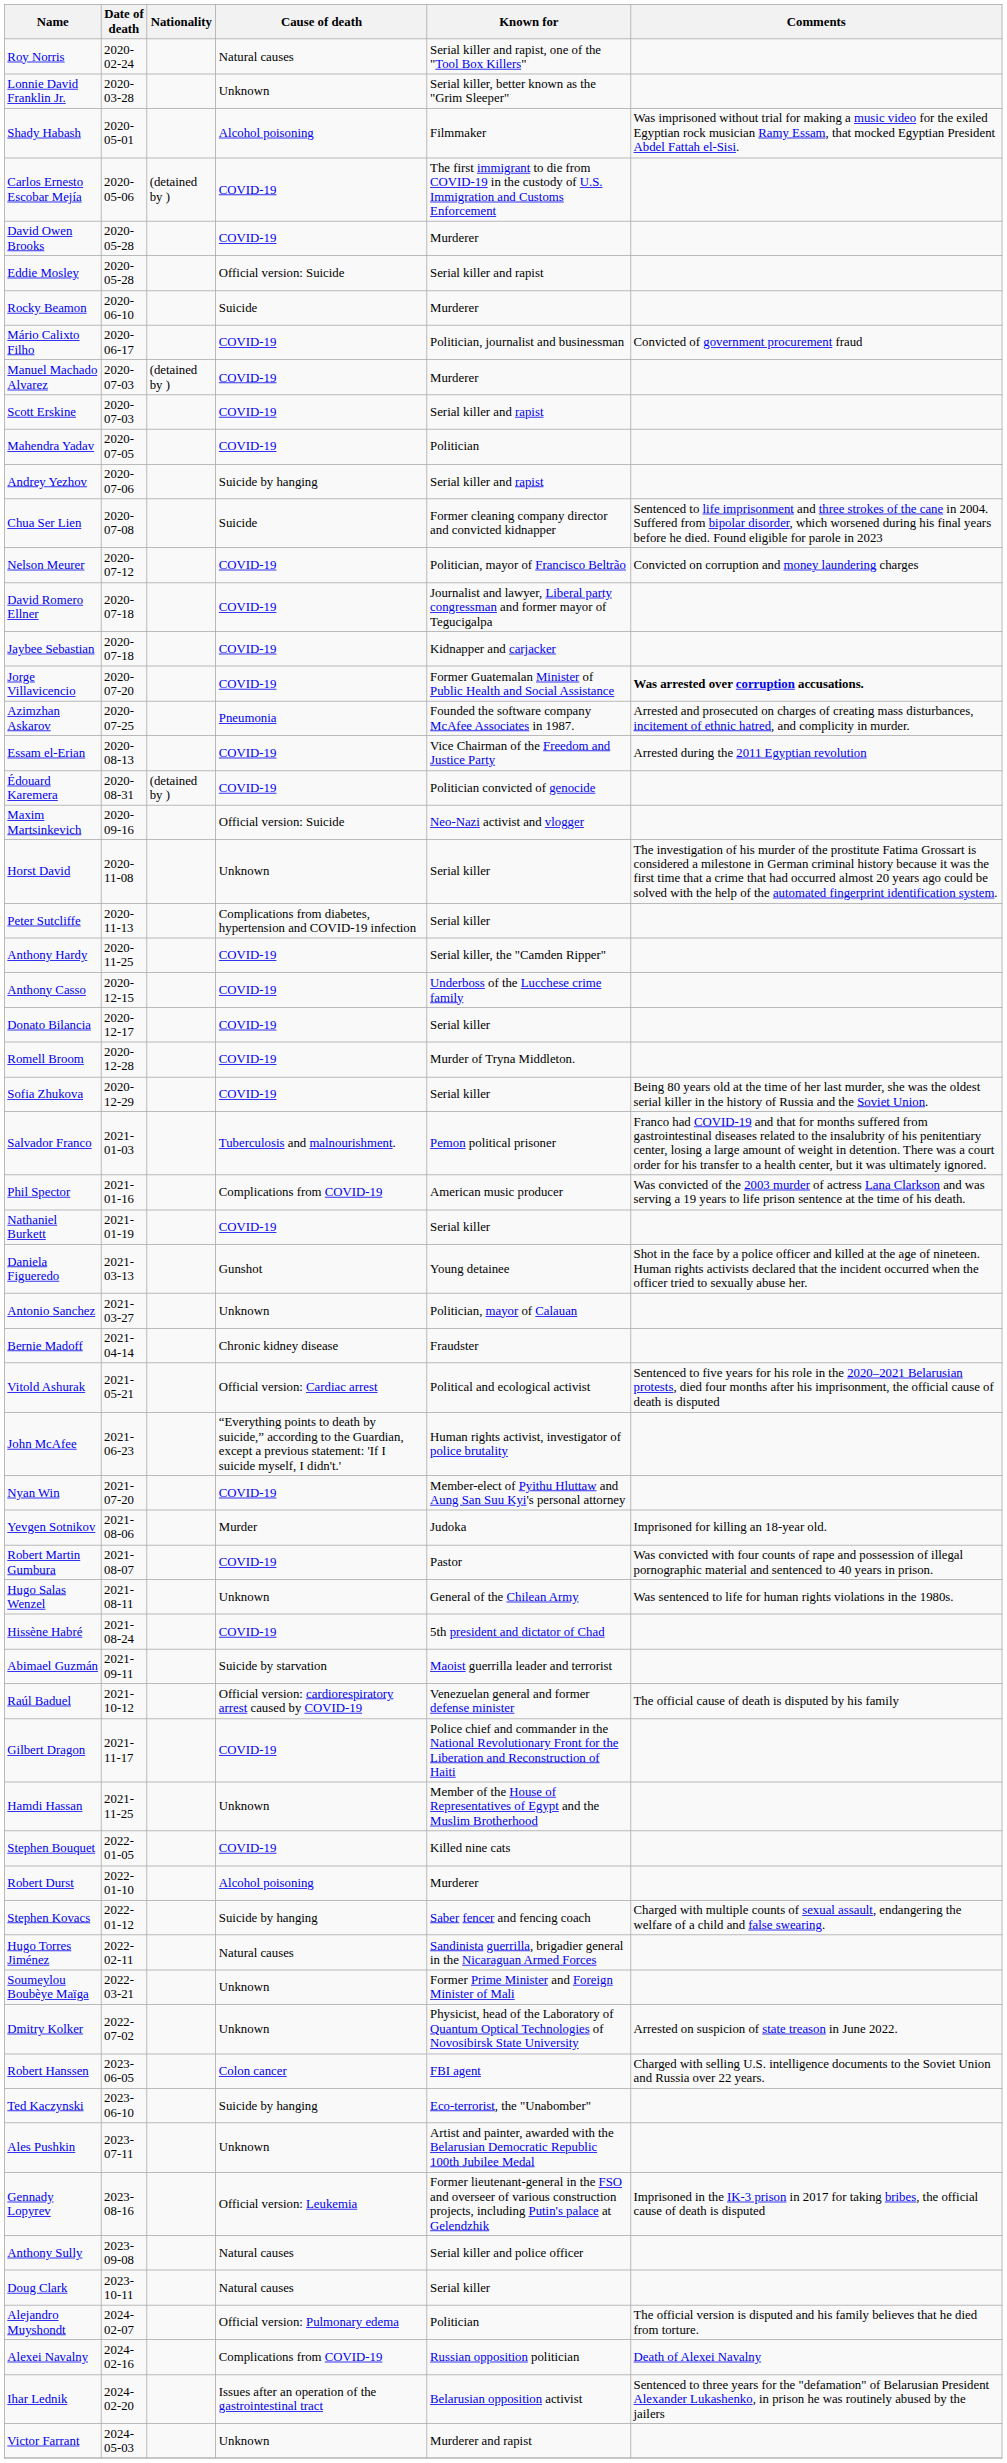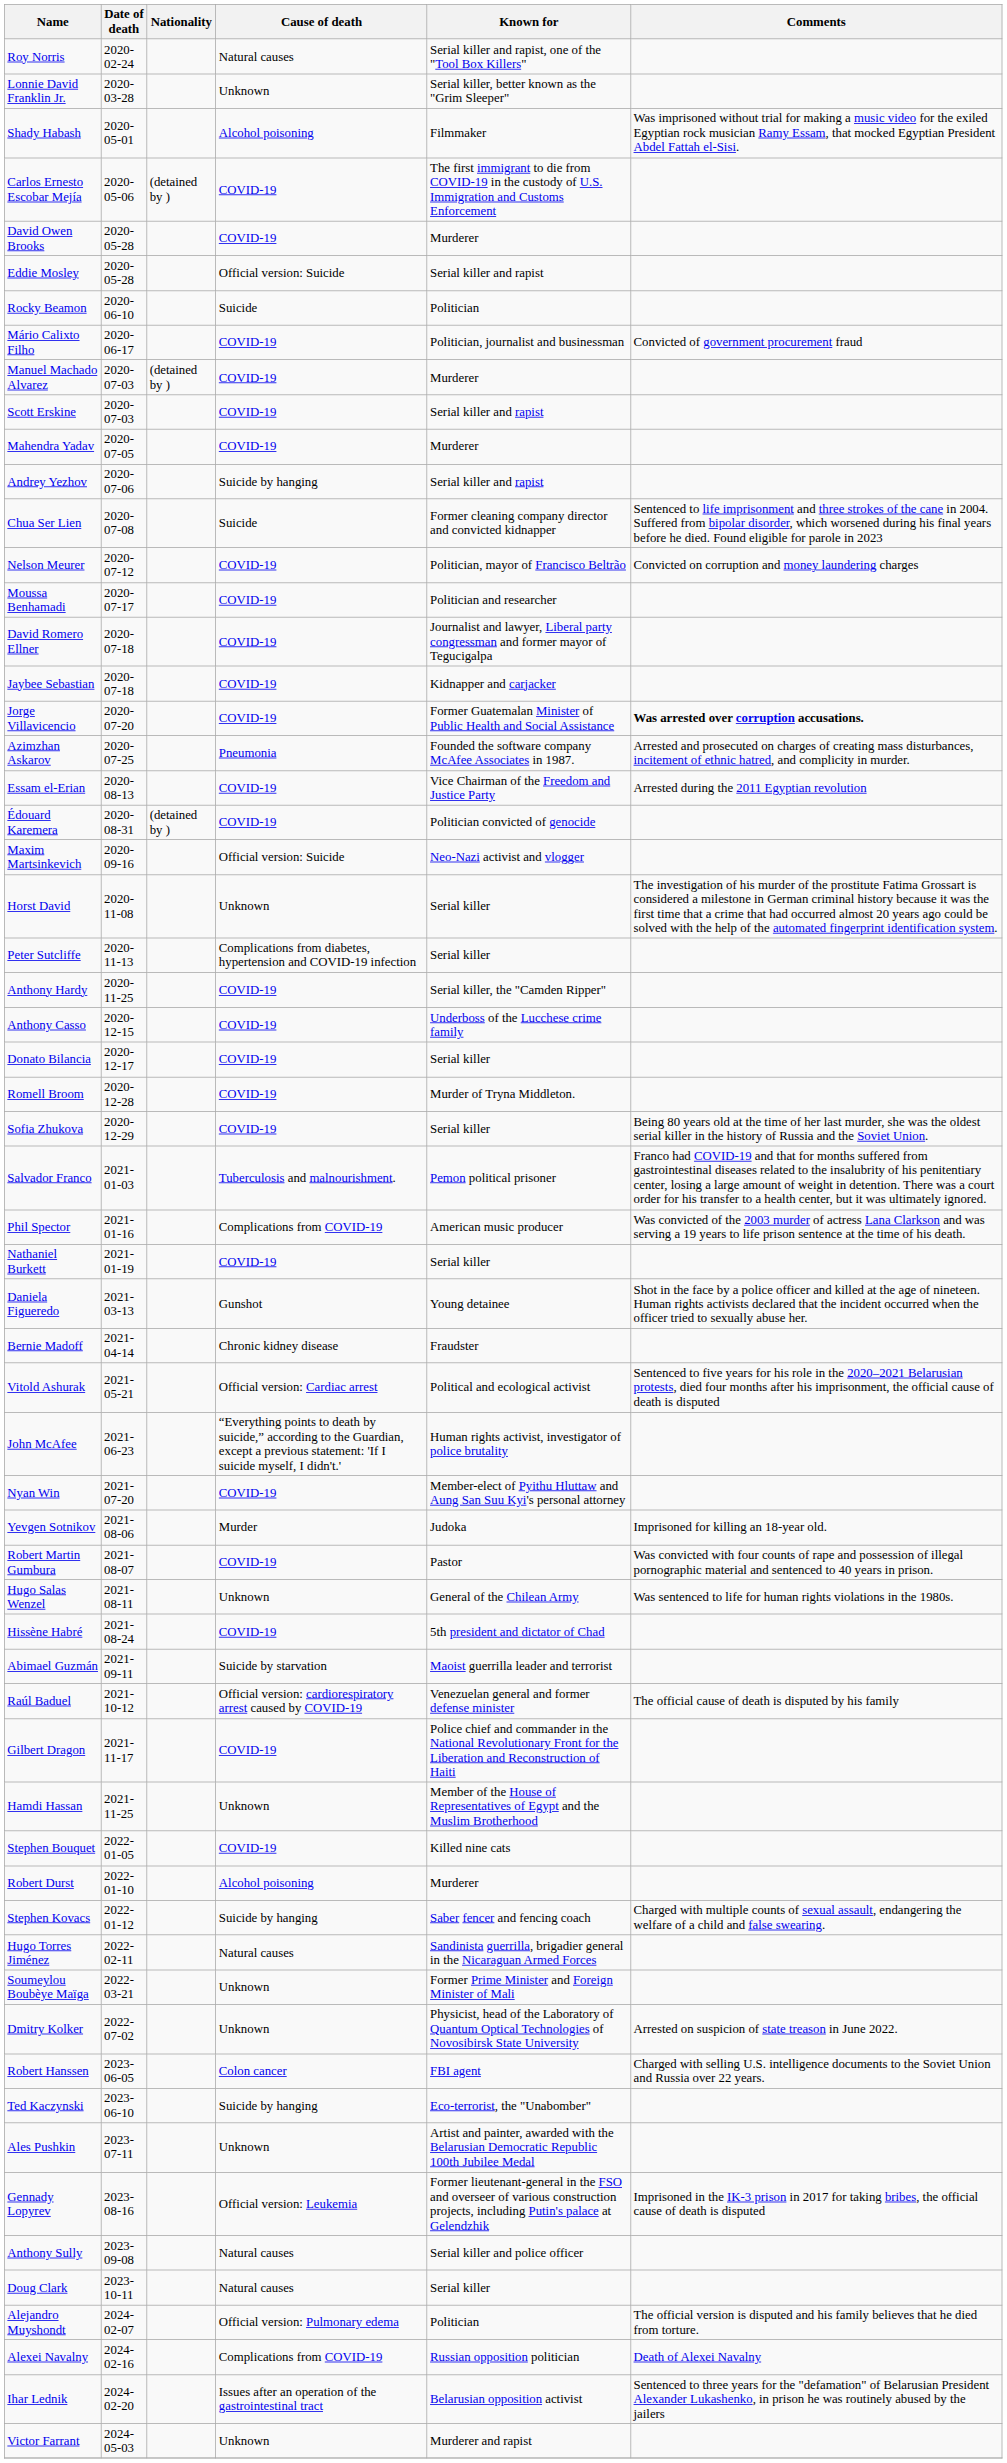(454, 307) Murderer -> (455, 307) Politician
(455, 446) Politician -> (454, 446) Murderer
+ row: (37, 599)
- row: (51, 1310)
